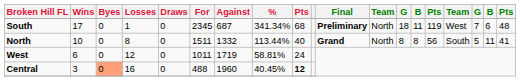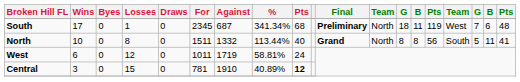(101, 69) lightsalmon background -> (101, 69) no background
(130, 69) 16 -> (130, 69) 15
(200, 69) 488 -> (200, 69) 781
(227, 69) 1960 -> (227, 69) 1910
(270, 69) 40.45% -> (270, 69) 40.89%
